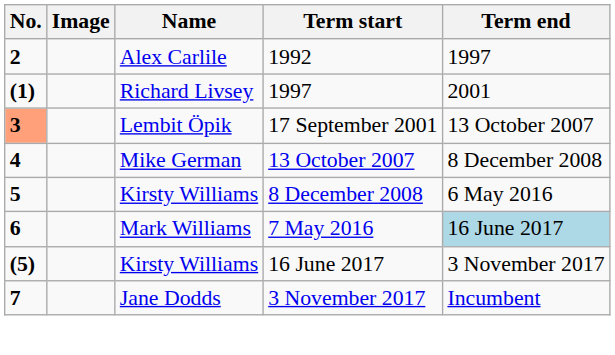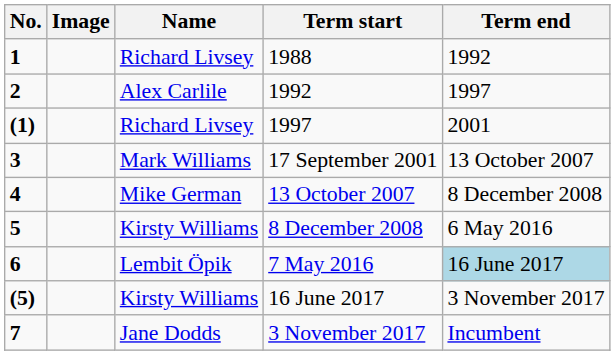+ row: (290, 56)
(15, 125) lightsalmon background -> (15, 159) no background
(176, 125) Lembit Öpik -> (185, 159) Mark Williams
(185, 228) Mark Williams -> (176, 263) Lembit Öpik
